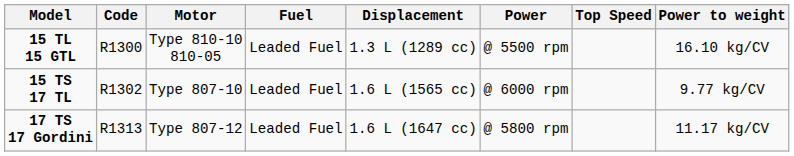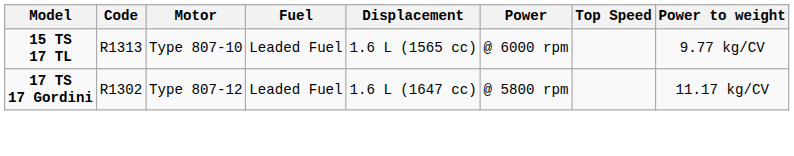- row: (50, 48)
(121, 89) R1302 -> (121, 48) R1313
(121, 130) R1313 -> (121, 89) R1302
